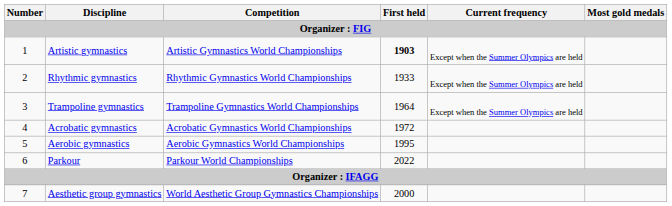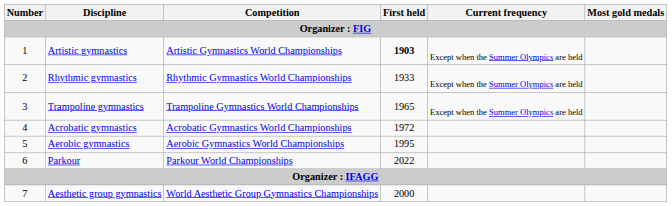(404, 106) 1964 -> (404, 106) 1965
